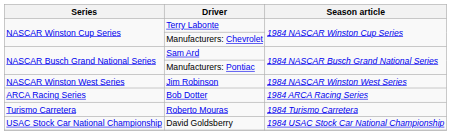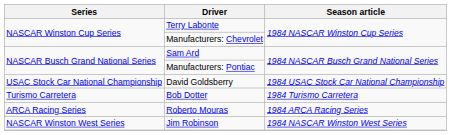rows swapped: (192, 81) <-> (199, 123)
(46, 95) ARCA Racing Series -> (41, 95) Turismo Carretera
(318, 95) 1984 ARCA Racing Series -> (312, 95) 1984 Turismo Carretera
(41, 109) Turismo Carretera -> (46, 109) ARCA Racing Series
(312, 109) 1984 Turismo Carretera -> (318, 109) 1984 ARCA Racing Series
